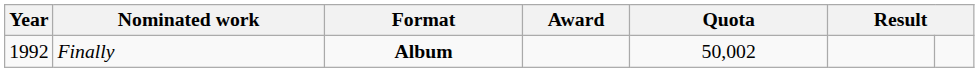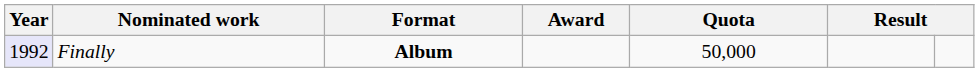(29, 51) no background -> (29, 51) lavender background
(729, 51) 50,002 -> (729, 51) 50,000
